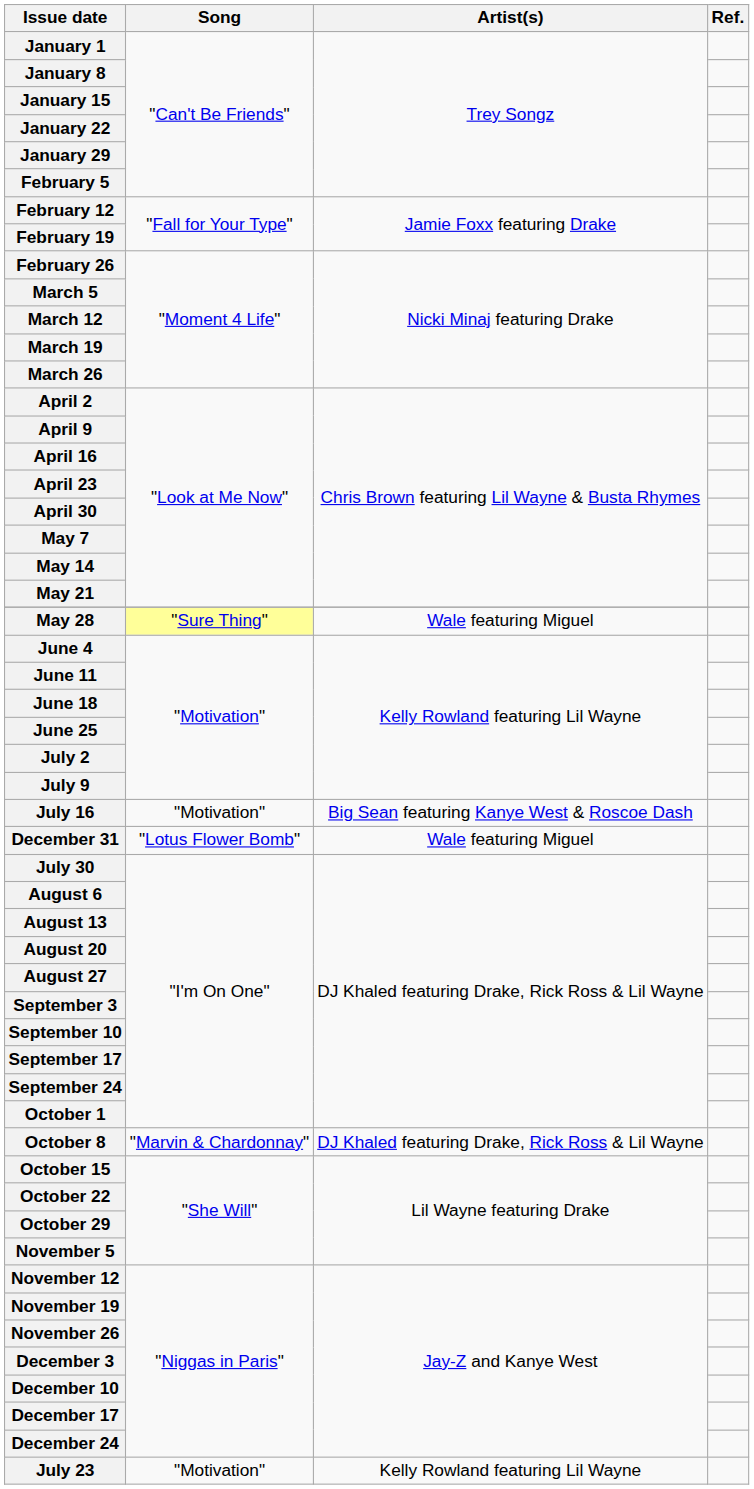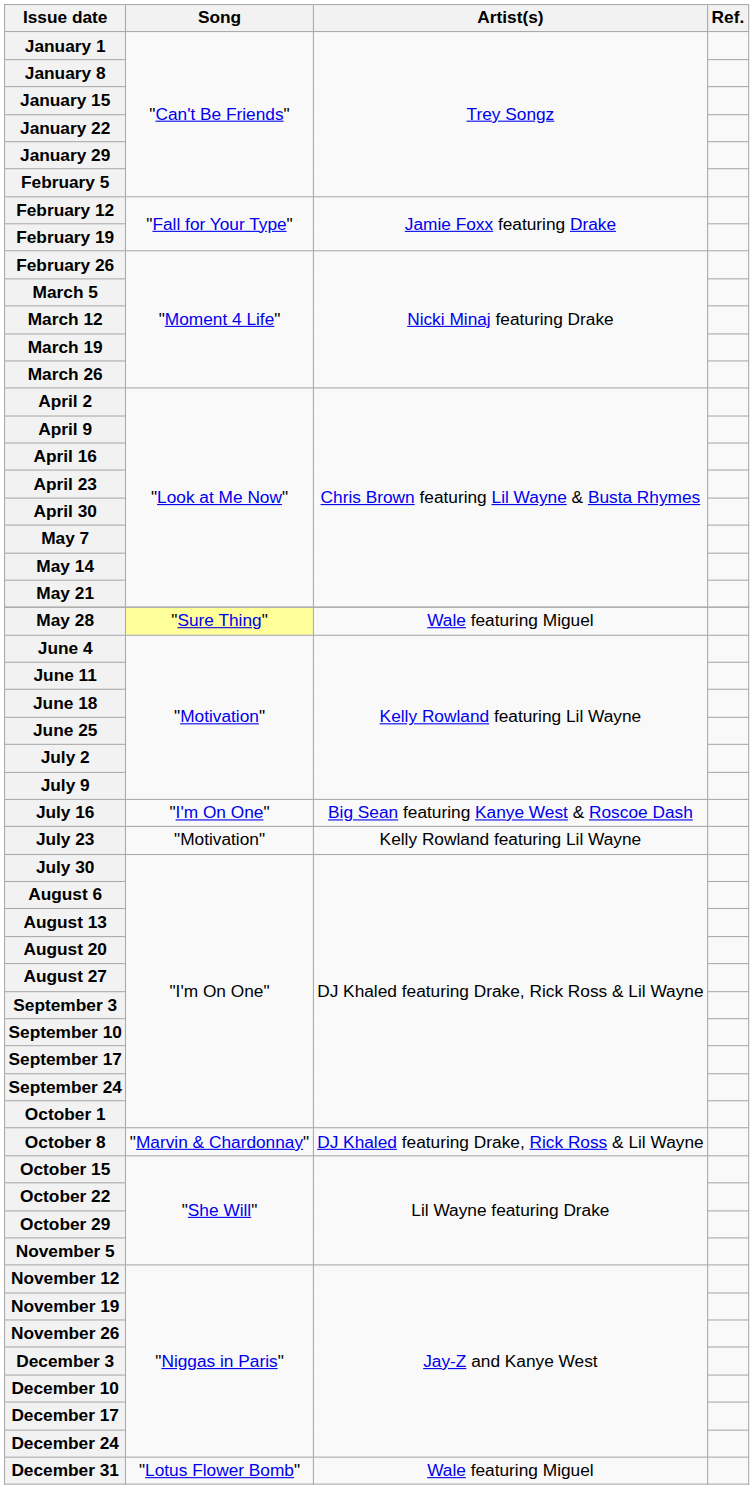(220, 812) "Motivation" -> (220, 812) "I'm On One"
rows swapped: (65, 1470) <-> (65, 840)
